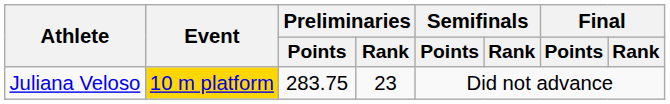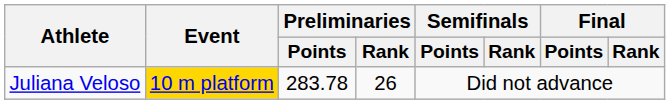(317, 83) 283.75 -> (317, 83) 283.78
(386, 83) 23 -> (386, 83) 26
